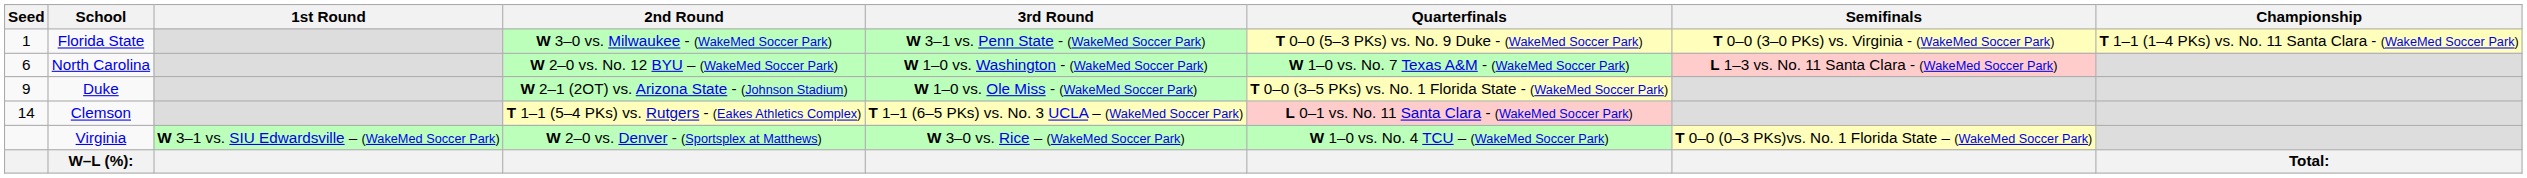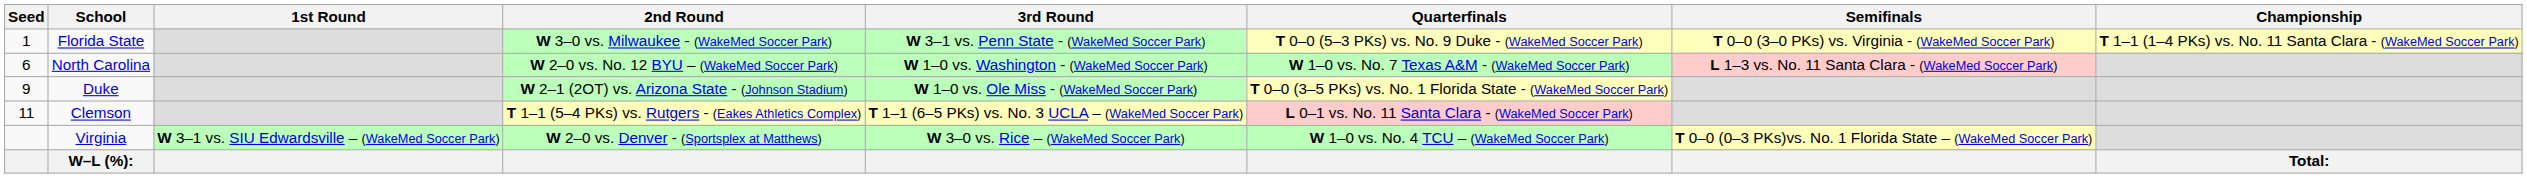(26, 113) 14 -> (26, 113) 11
